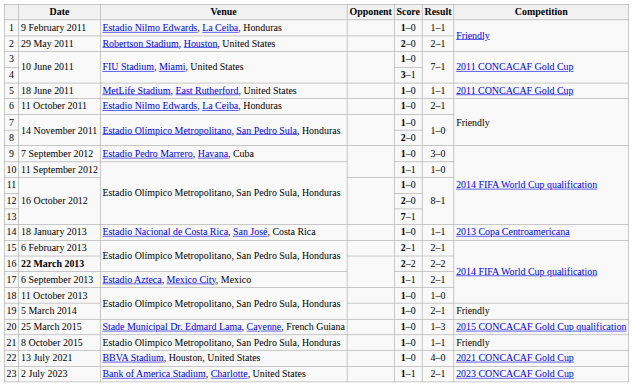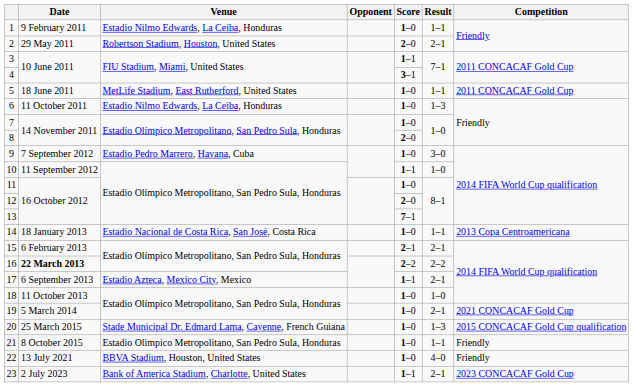(408, 59) 1–0 -> (408, 59) 1–1
(438, 106) 2–1 -> (438, 106) 1–3
(473, 311) Friendly -> (515, 311) 2021 CONCACAF Gold Cup
(515, 358) 2021 CONCACAF Gold Cup -> (473, 358) Friendly
